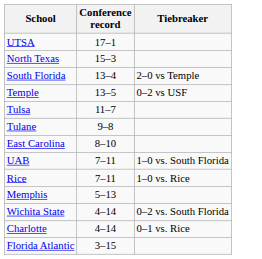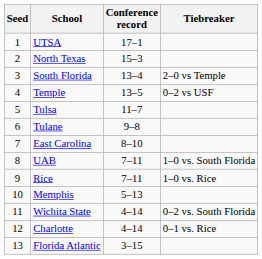+ column: (18, 19)
